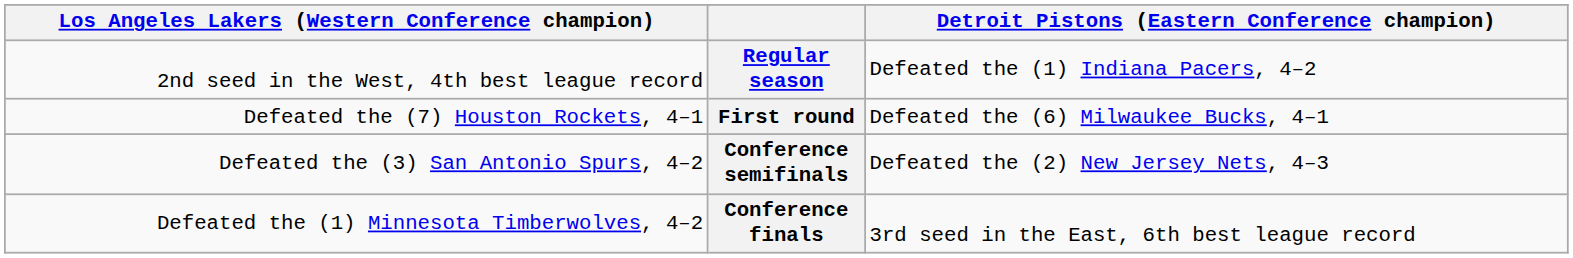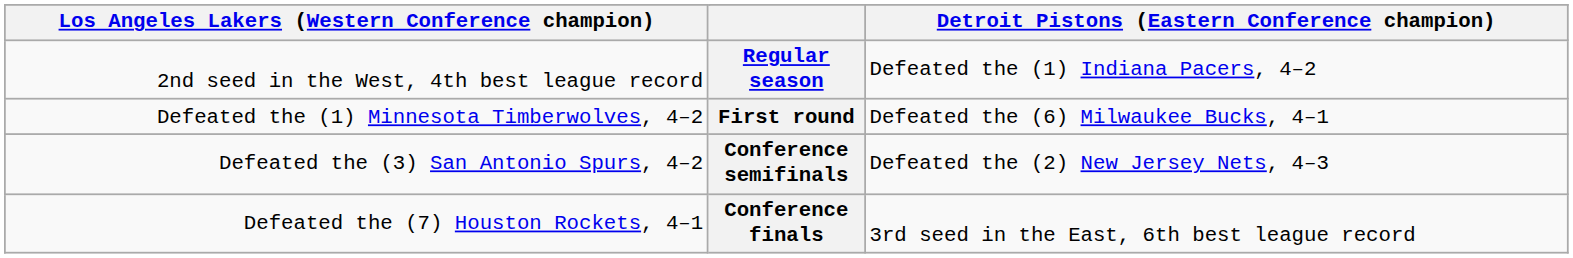(473, 116) Defeated the (7) Houston Rockets, 4–1 -> (430, 116) Defeated the (1) Minnesota Timberwolves, 4–2
(430, 223) Defeated the (1) Minnesota Timberwolves, 4–2 -> (473, 223) Defeated the (7) Houston Rockets, 4–1
